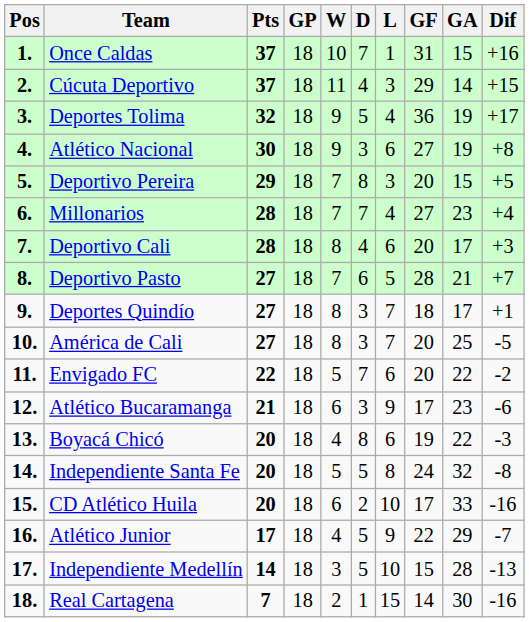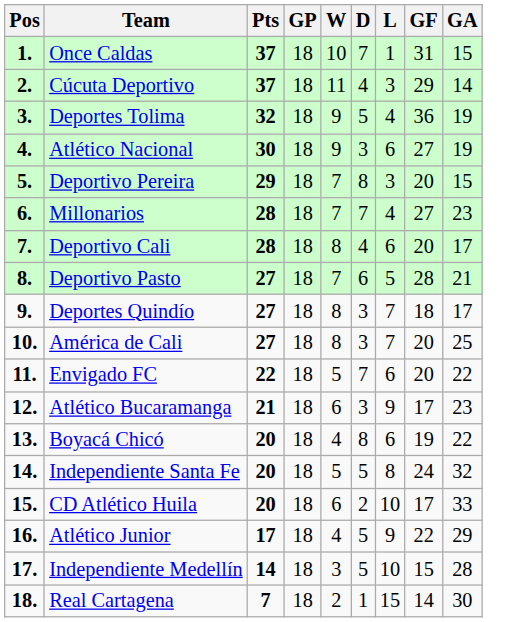- column: (503, 20)
